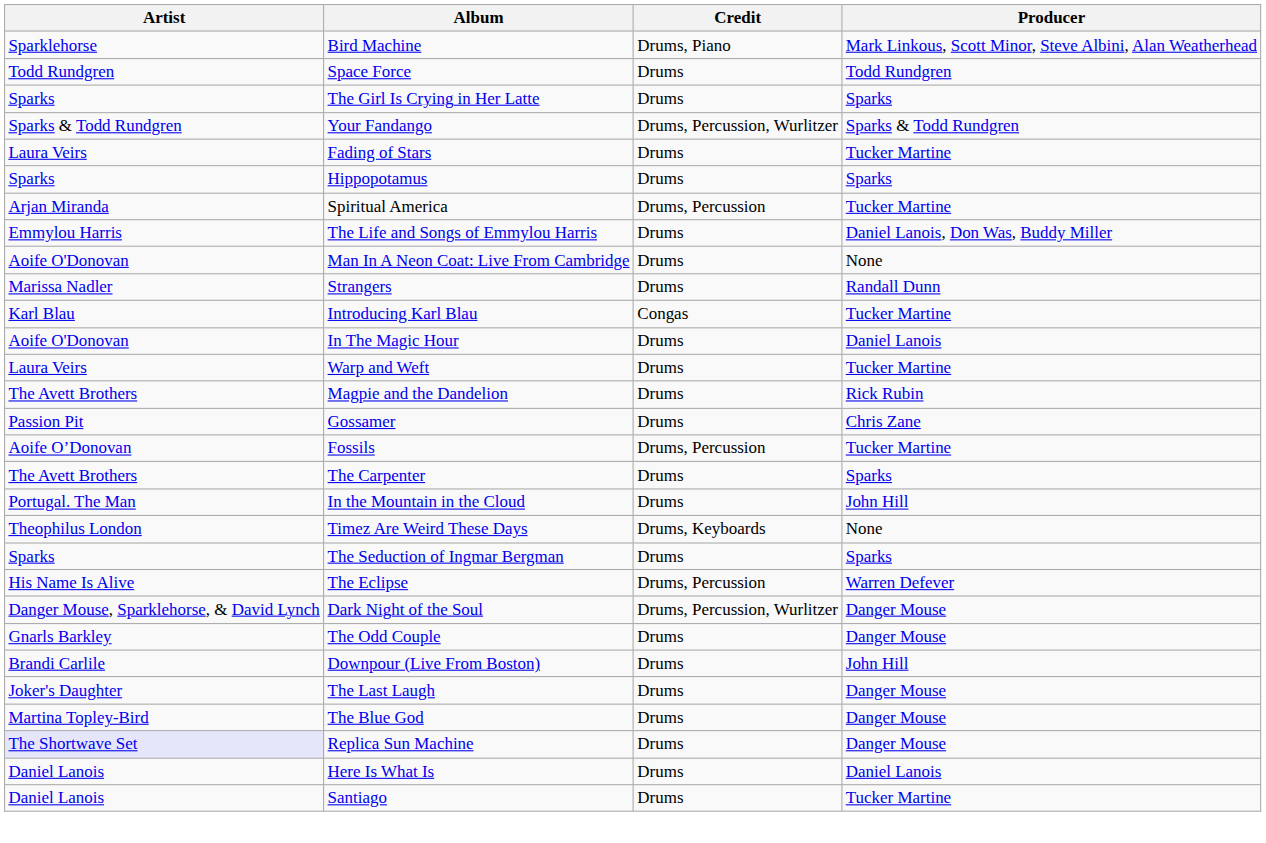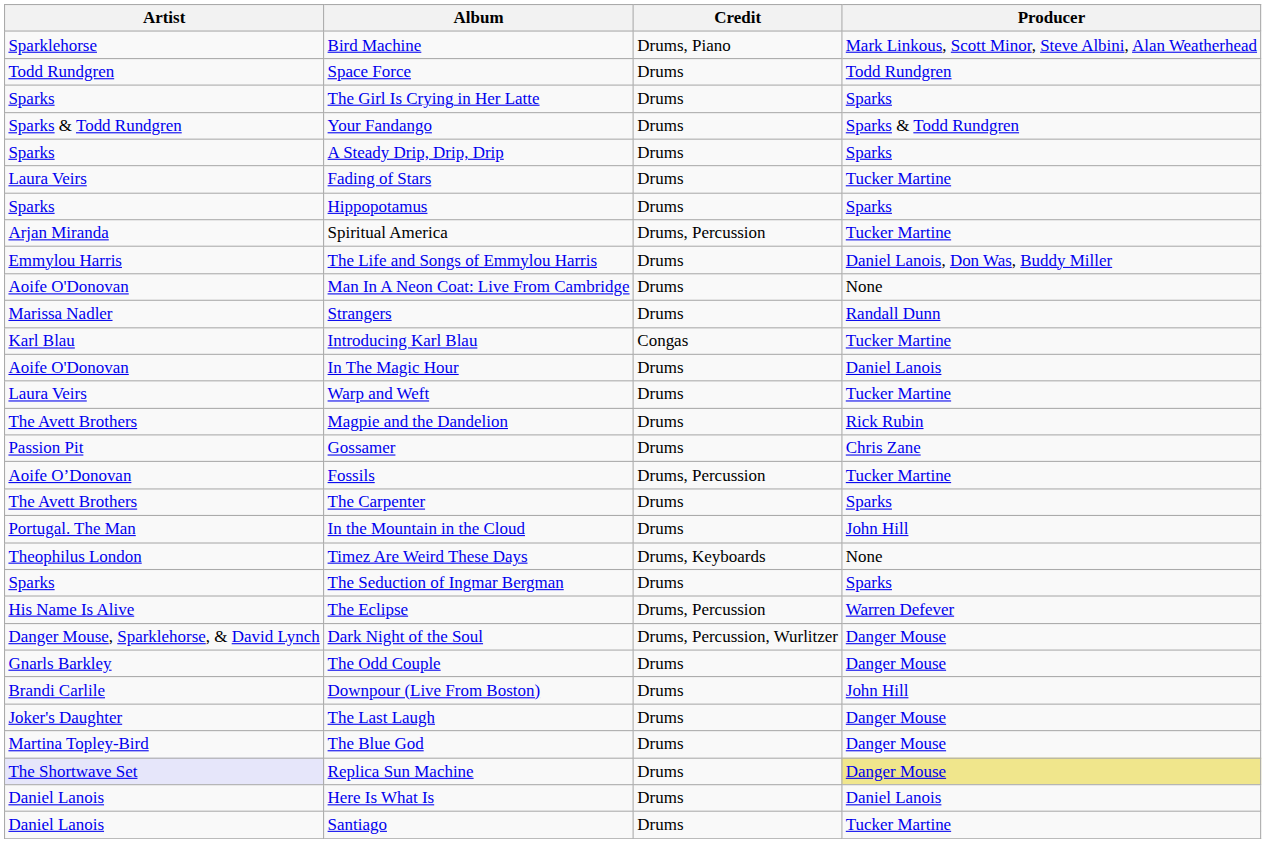(738, 125) Drums, Percussion, Wurlitzer -> (660, 125) Drums
+ row: (416, 152)
(896, 744) no background -> (896, 771) khaki background
